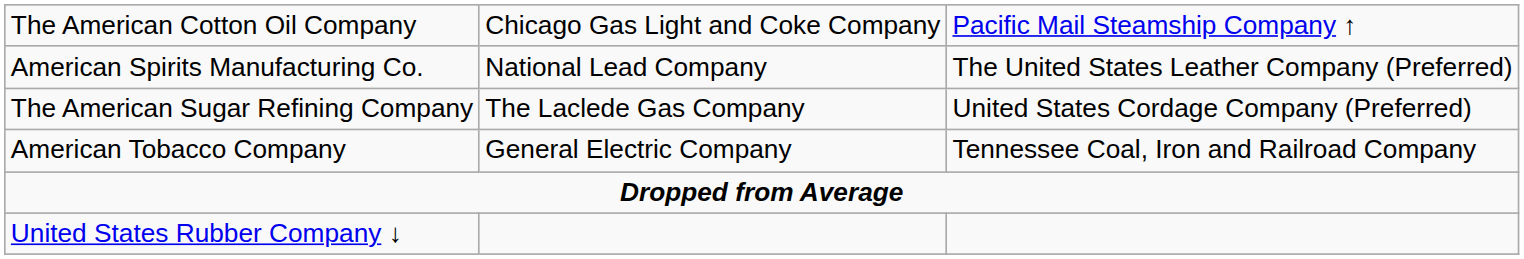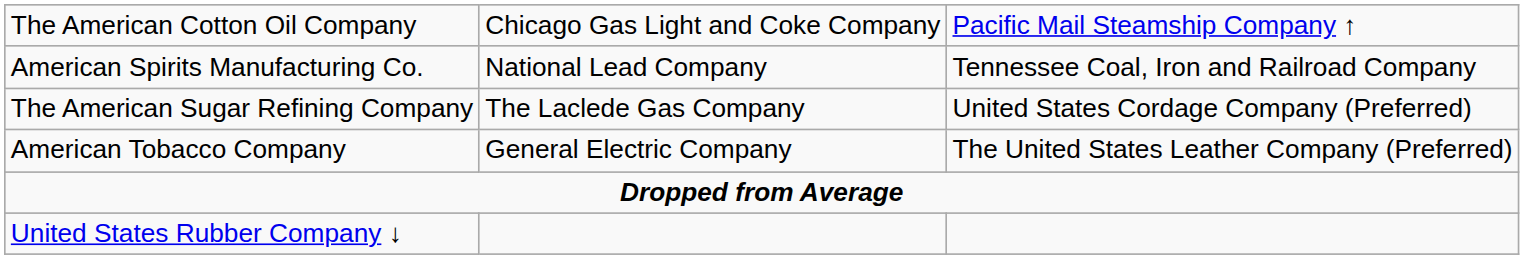(1233, 66) The United States Leather Company (Preferred) -> (1214, 66) Tennessee Coal, Iron and Railroad Company
(1214, 150) Tennessee Coal, Iron and Railroad Company -> (1233, 150) The United States Leather Company (Preferred)
